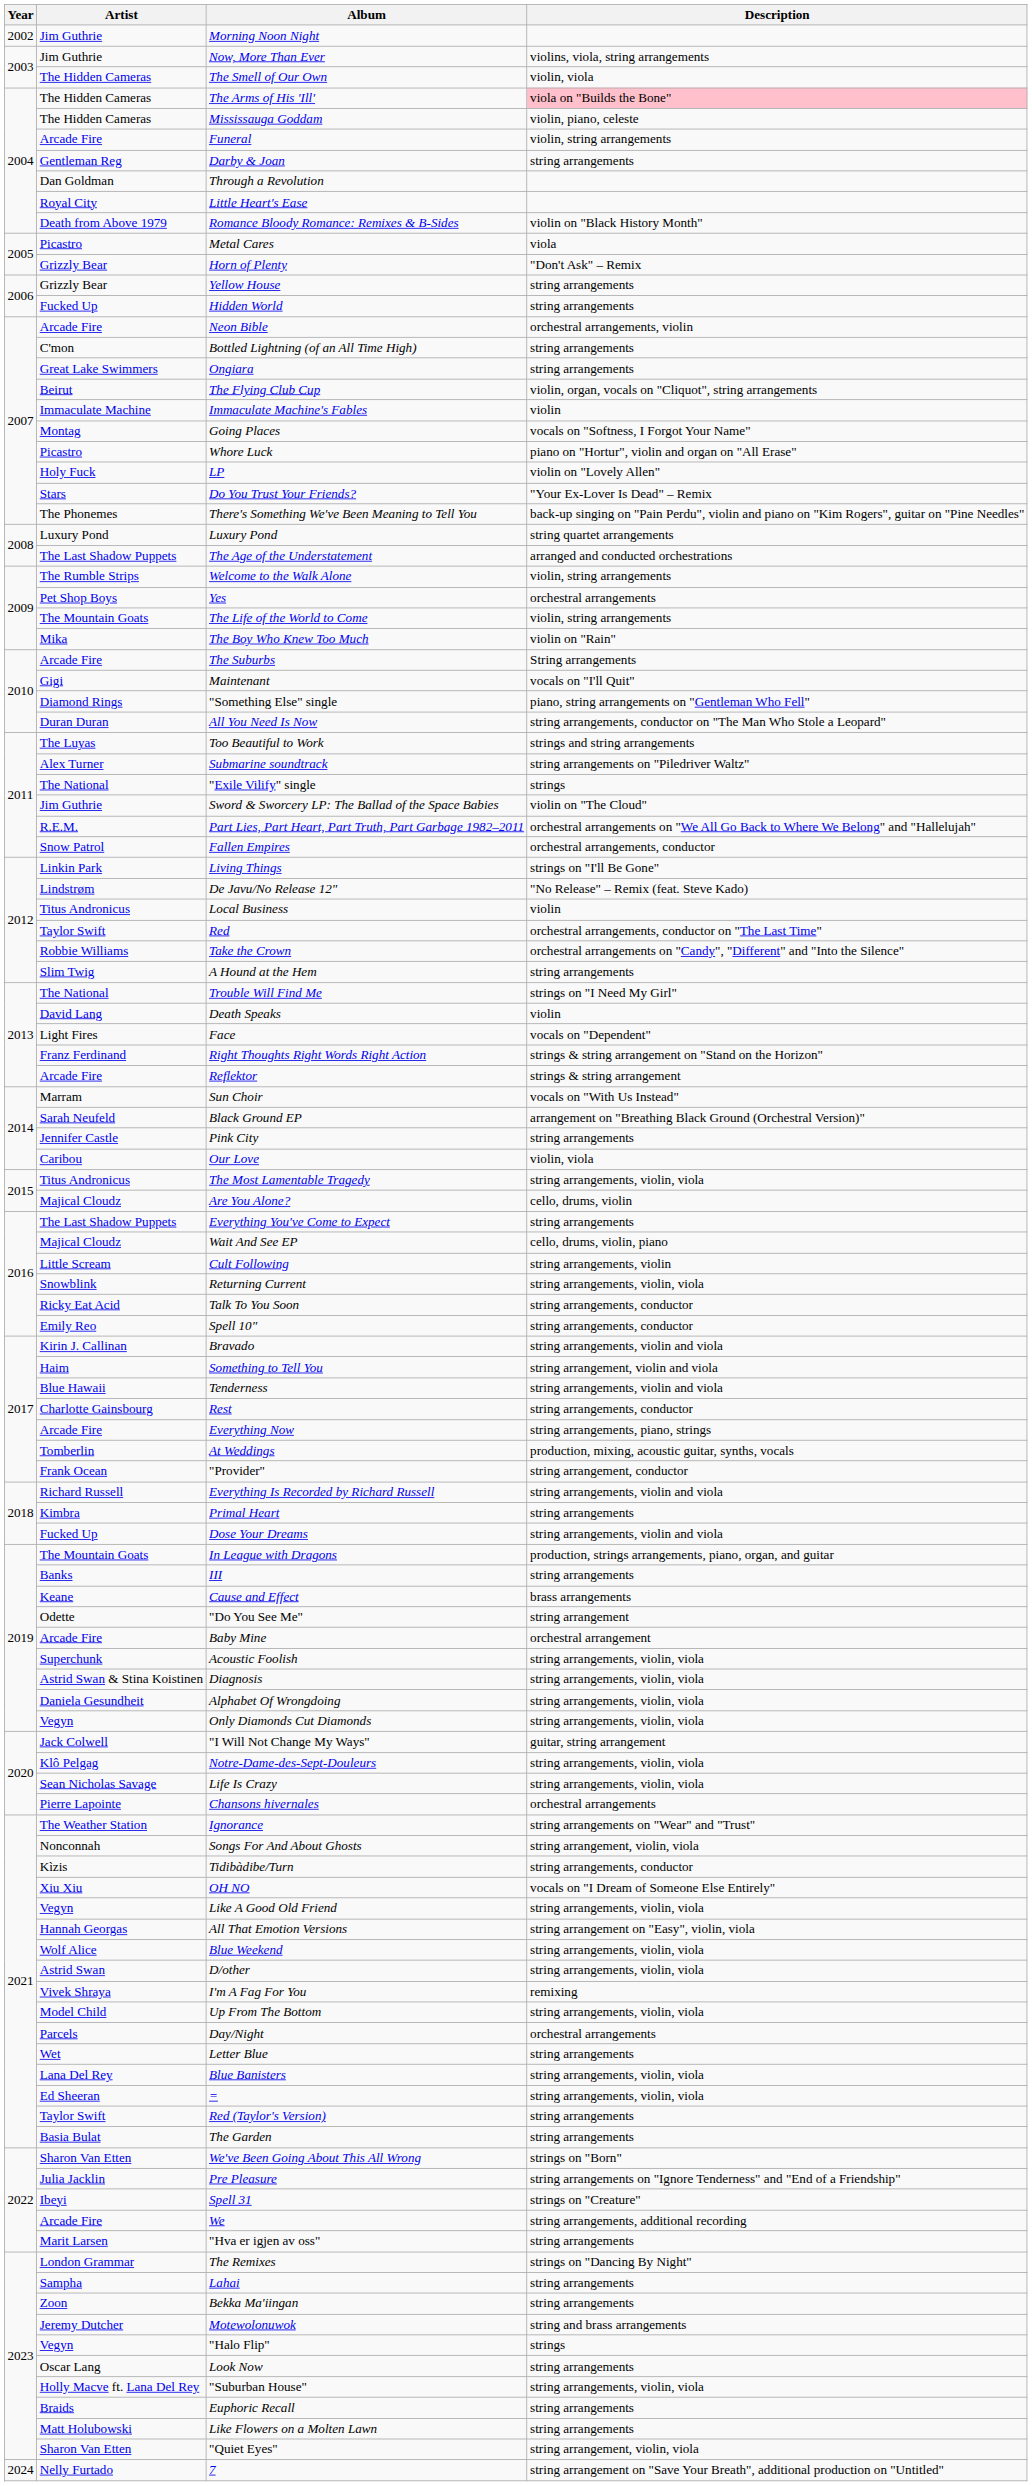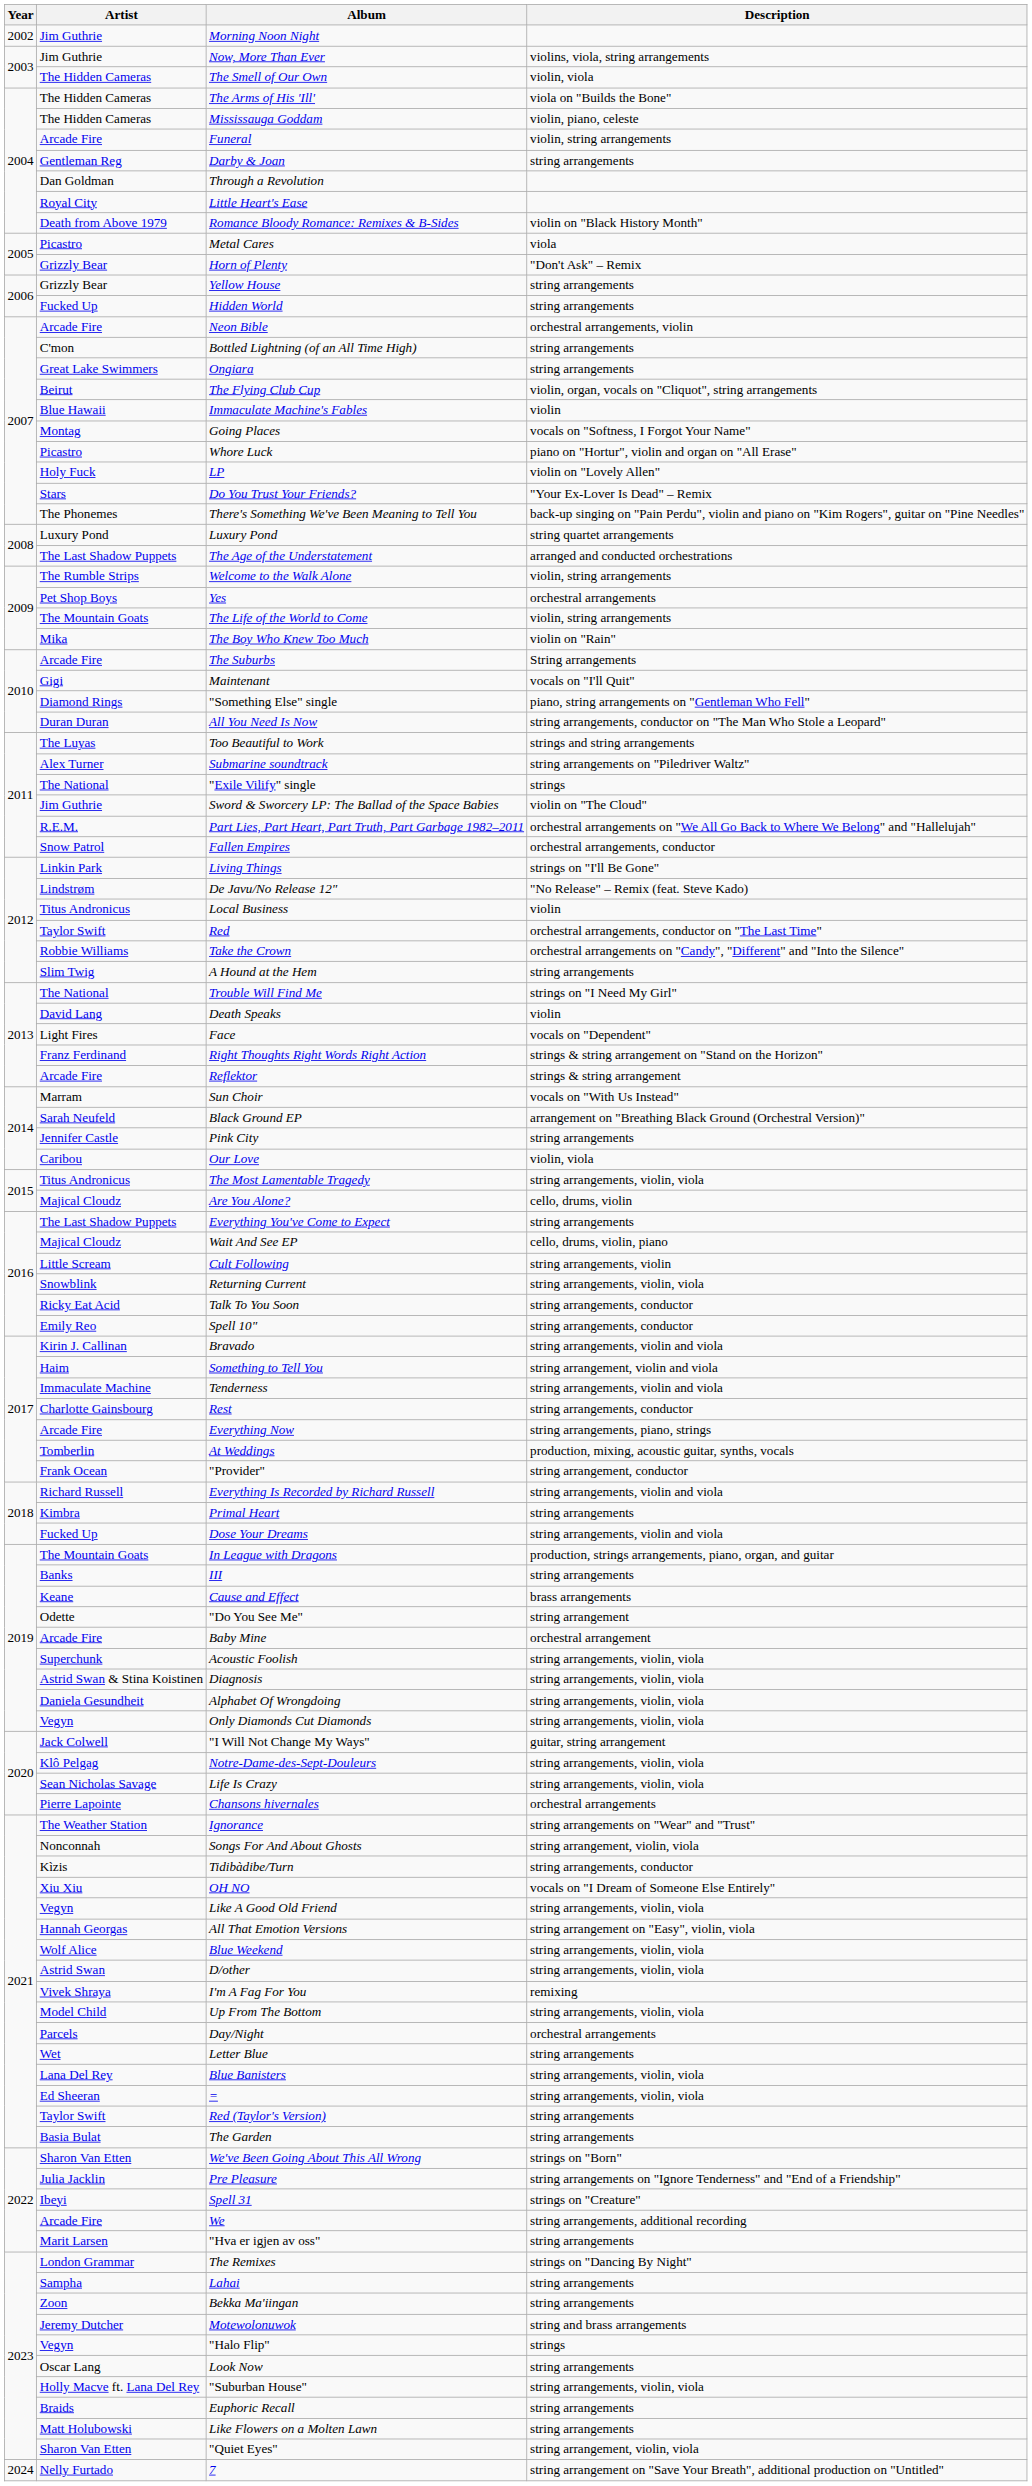(601, 98) pink background -> (601, 98) no background
(95, 410) Immaculate Machine -> (73, 410) Blue Hawaii
(73, 1388) Blue Hawaii -> (95, 1388) Immaculate Machine
